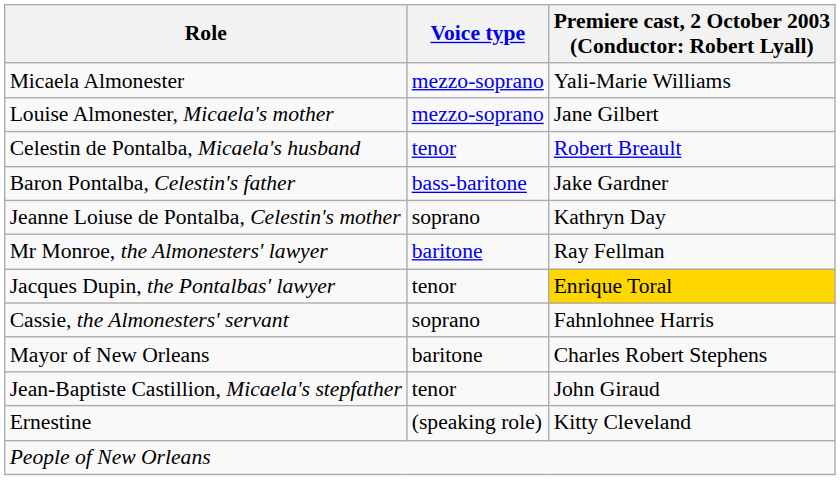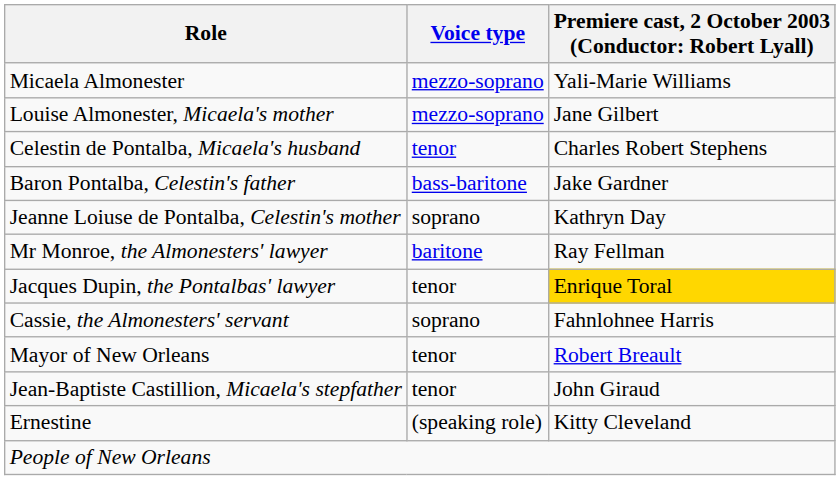(618, 148) Robert Breault -> (660, 148) Charles Robert Stephens
(447, 354) baritone -> (434, 354) tenor
(660, 354) Charles Robert Stephens -> (618, 354) Robert Breault
